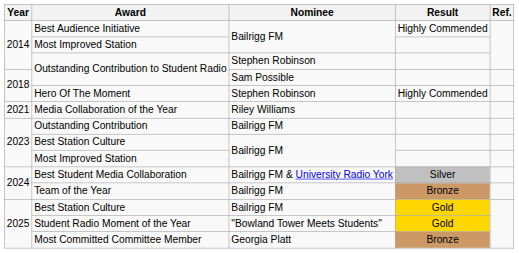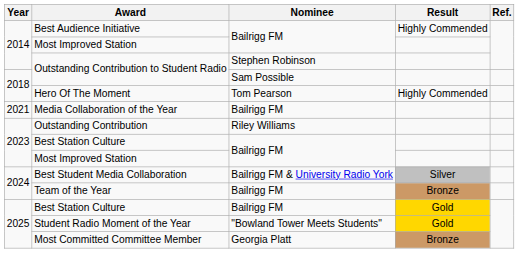(273, 93) Stephen Robinson -> (261, 93) Tom Pearson
(263, 110) Riley Williams -> (257, 110) Bailrigg FM
(257, 126) Bailrigg FM -> (263, 126) Riley Williams
